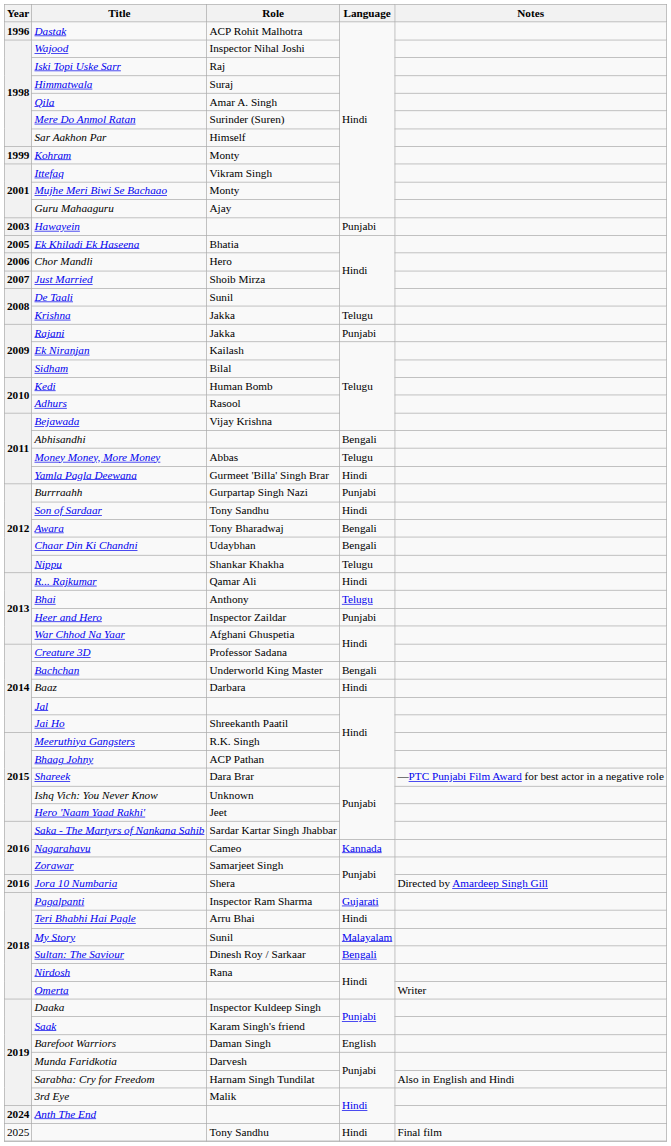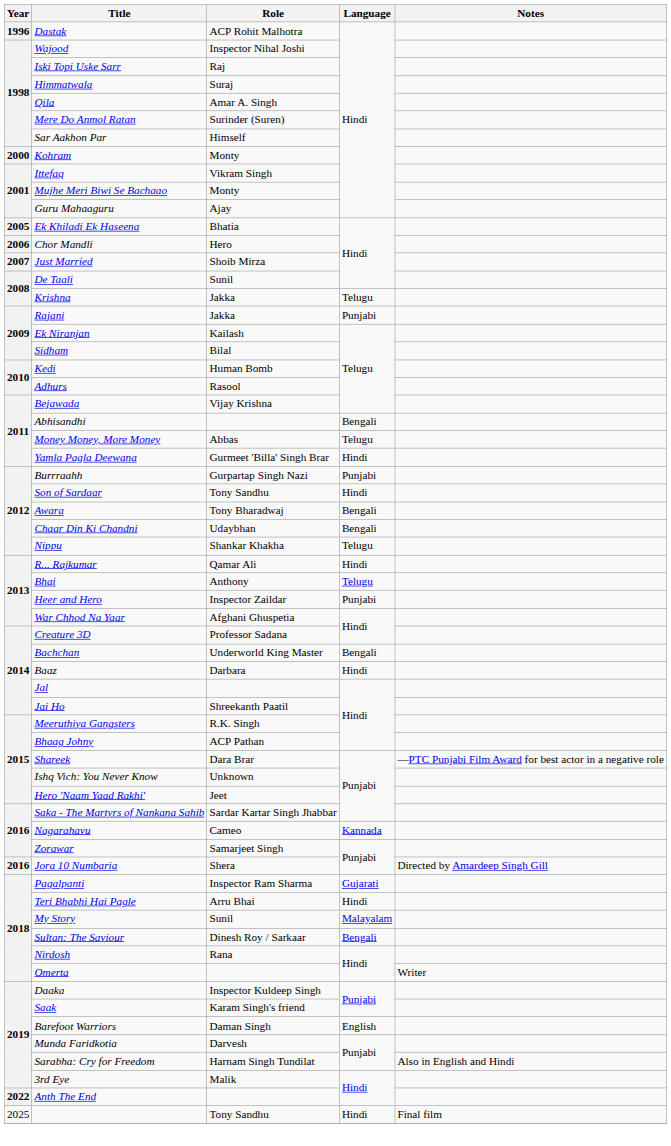(18, 155) 1999 -> (18, 155) 2000
- row: (57, 226)
(18, 1114) 2024 -> (18, 1096) 2022
